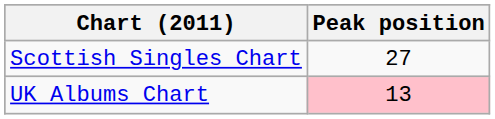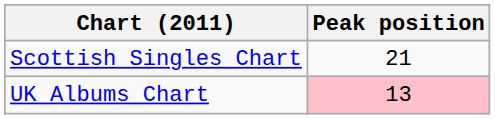(399, 59) 27 -> (399, 59) 21
